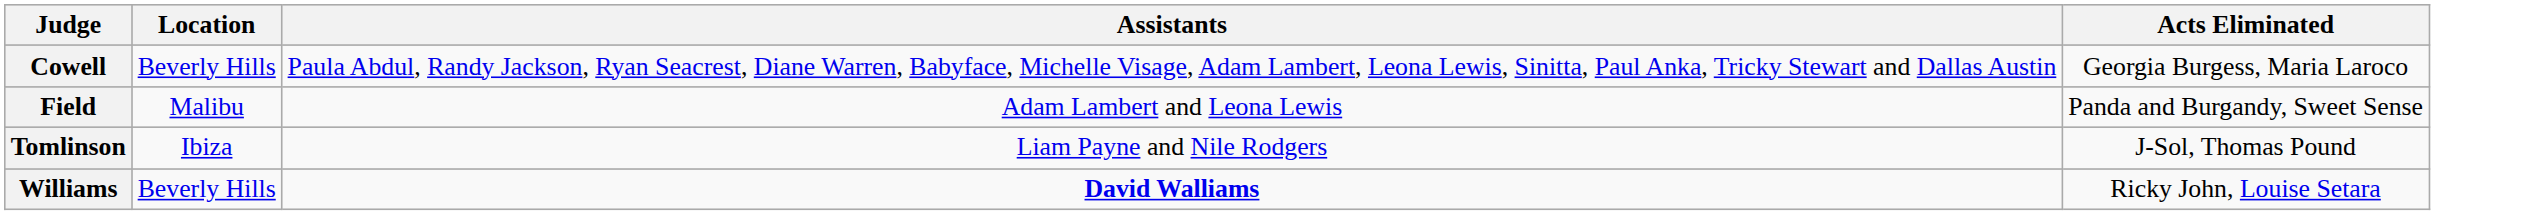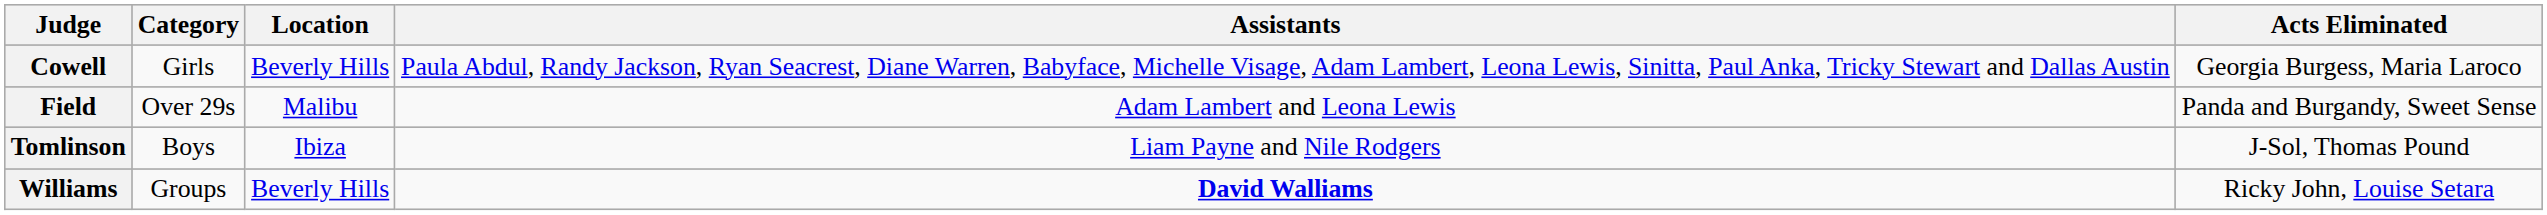+ column: (188, 24)
